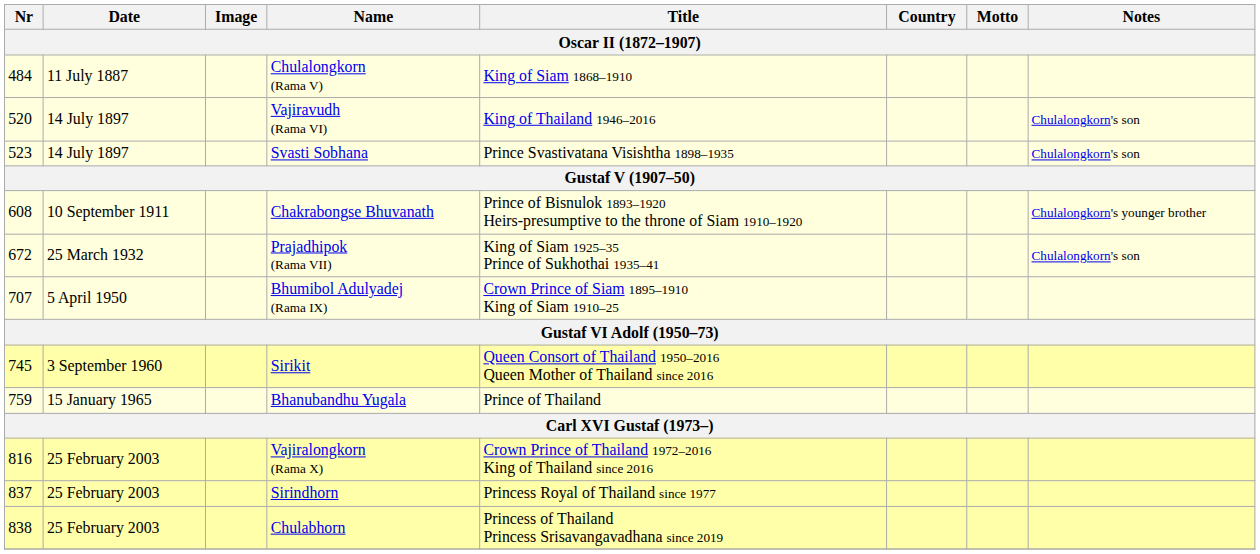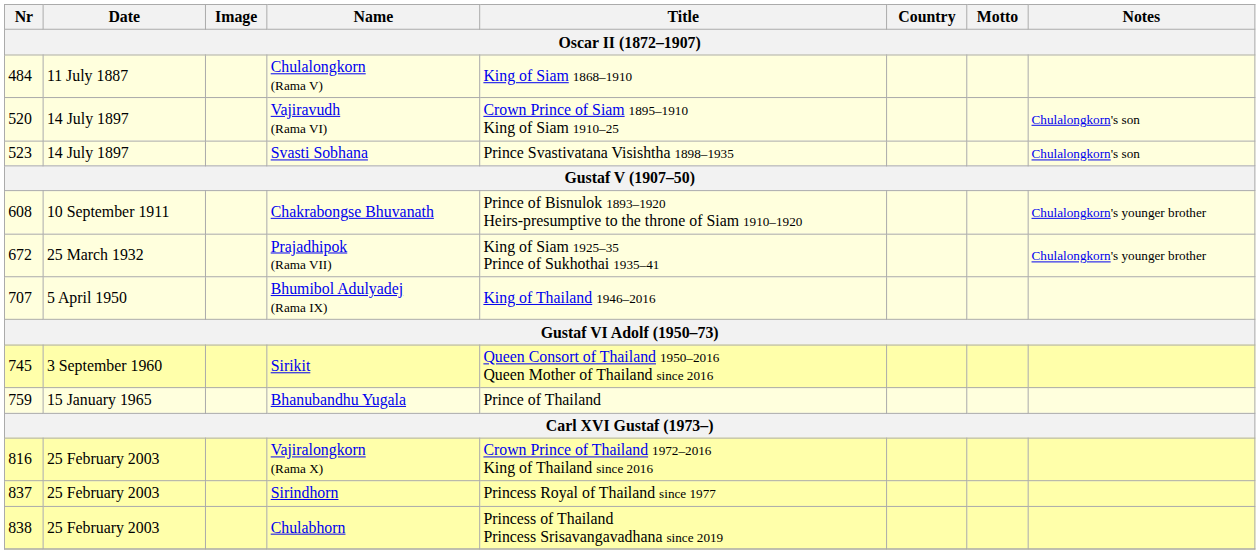(569, 119) King of Thailand 1946–2016 -> (586, 119) Crown Prince of Siam 1895–1910 King of Siam 1910–25
(1086, 256) Chulalongkorn's son -> (1119, 256) Chulalongkorn's younger brother
(586, 298) Crown Prince of Siam 1895–1910 King of Siam 1910–25 -> (569, 298) King of Thailand 1946–2016
